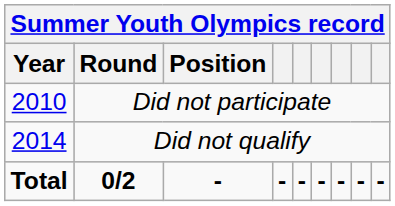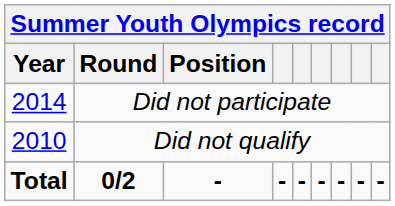(39, 102) 2010 -> (39, 102) 2014
(39, 141) 2014 -> (39, 141) 2010
